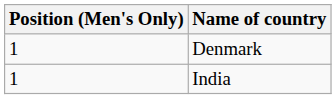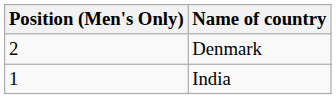(14, 49) 1 -> (14, 49) 2
